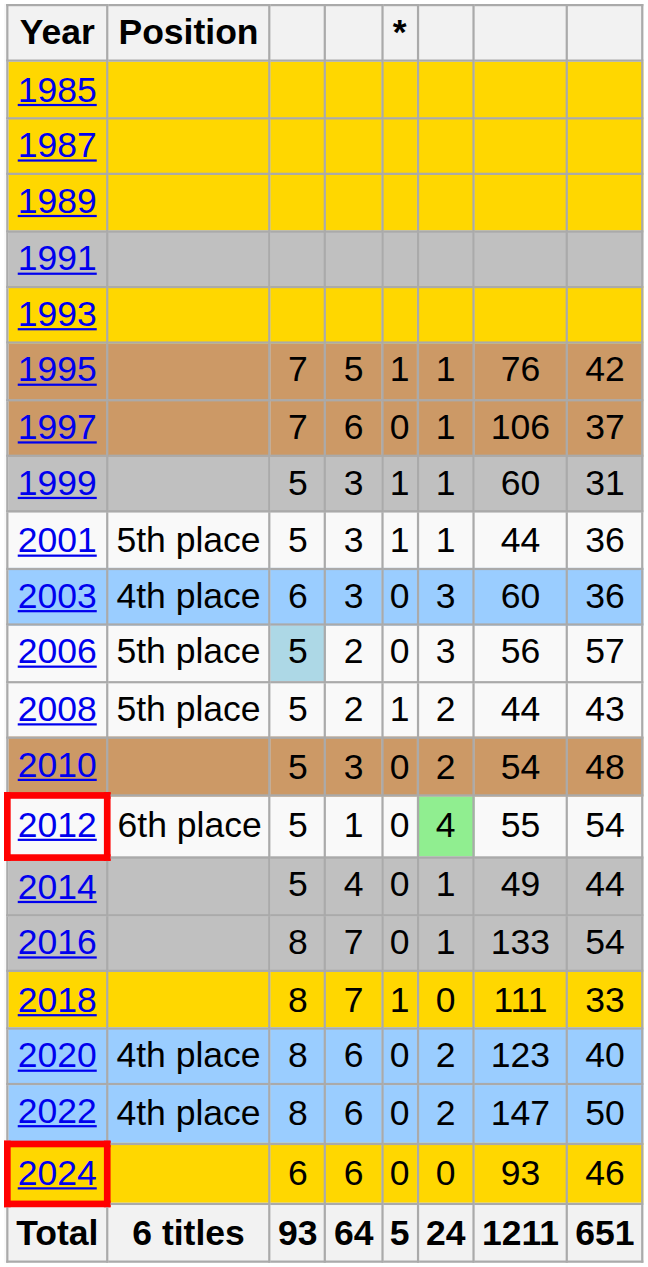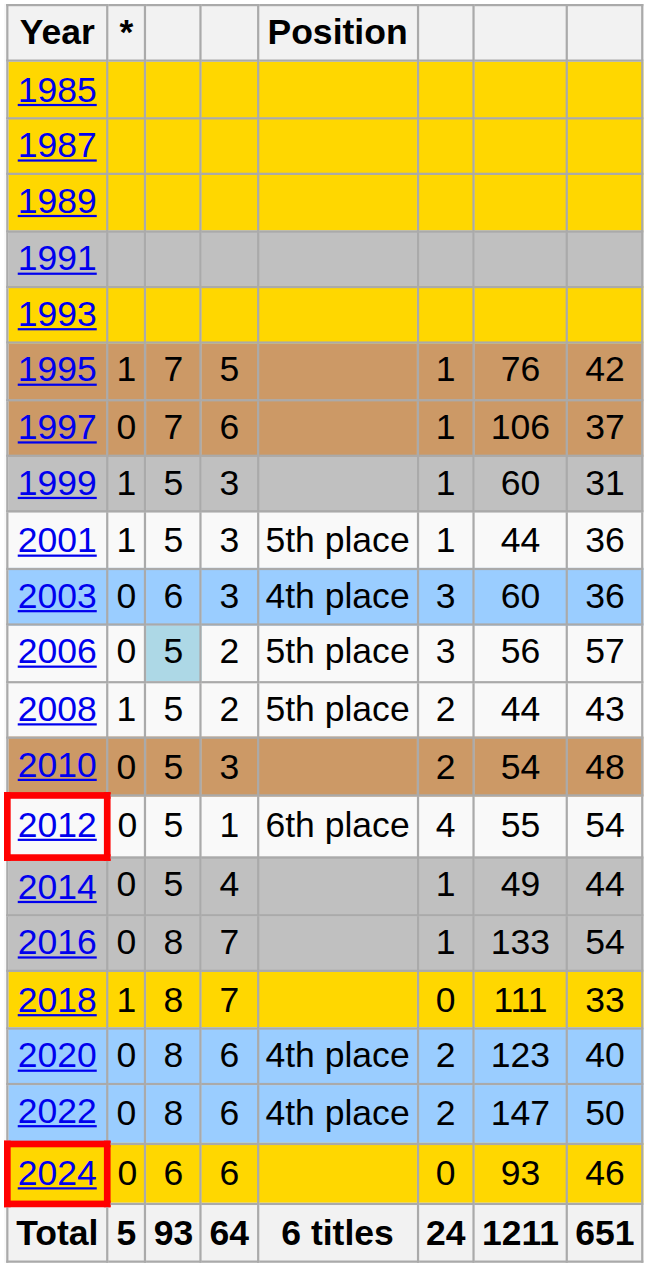columns swapped: (189, 32) <-> (400, 32)
(446, 825) lightgreen background -> (446, 825) no background
